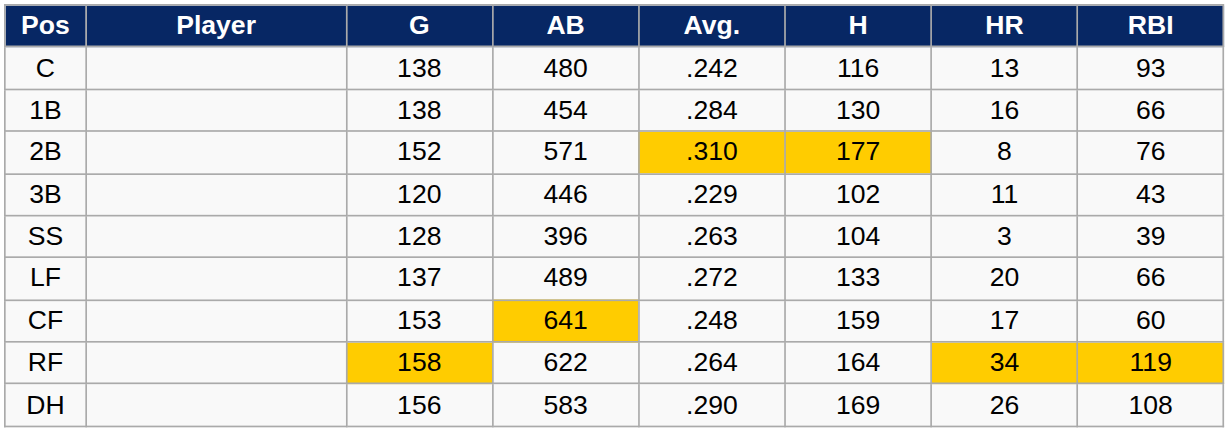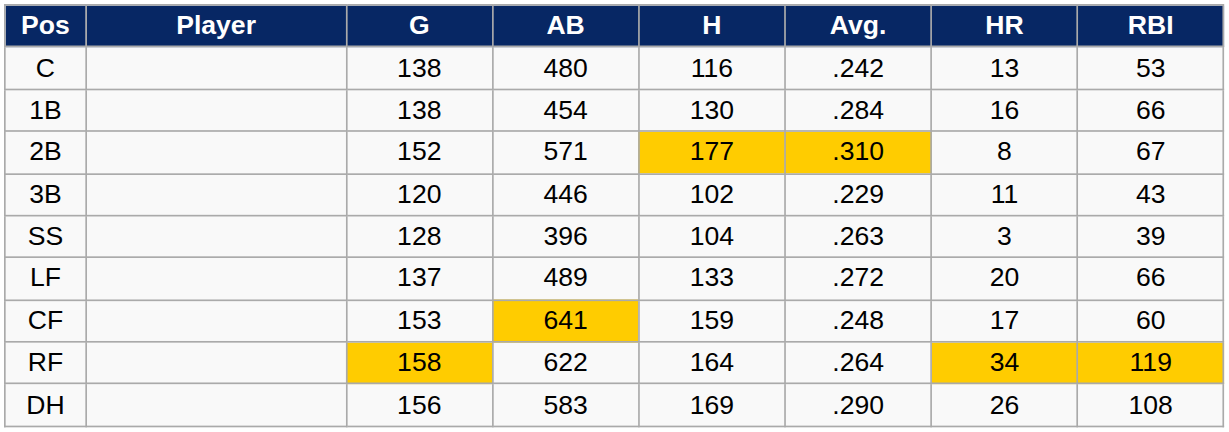columns swapped: (858, 25) <-> (712, 25)
(1151, 67) 93 -> (1151, 67) 53
(1151, 151) 76 -> (1151, 151) 67
